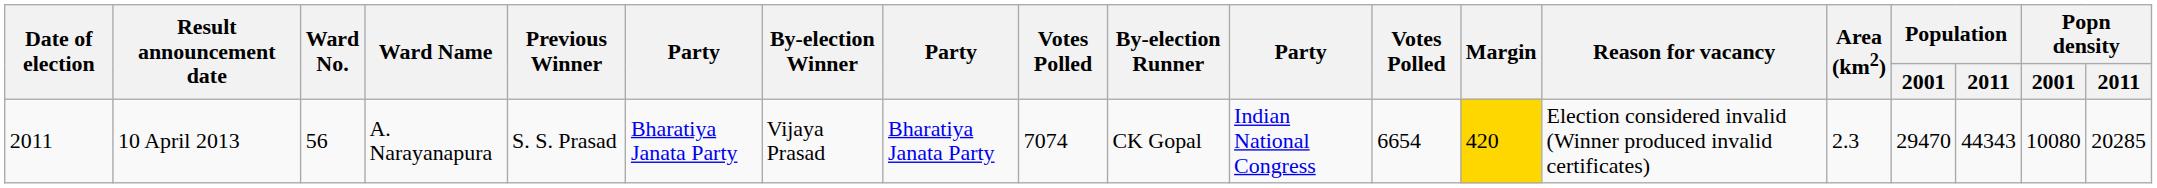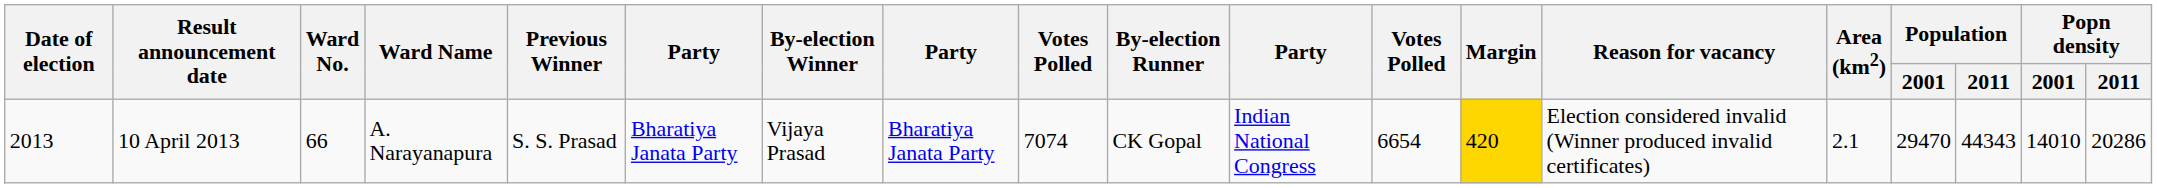(31, 140) 2011 -> (32, 140) 2013
(317, 140) 56 -> (317, 140) 66
(1846, 140) 2.3 -> (1846, 140) 2.1
(2053, 140) 10080 -> (2053, 140) 14010
(2119, 140) 20285 -> (2119, 140) 20286
